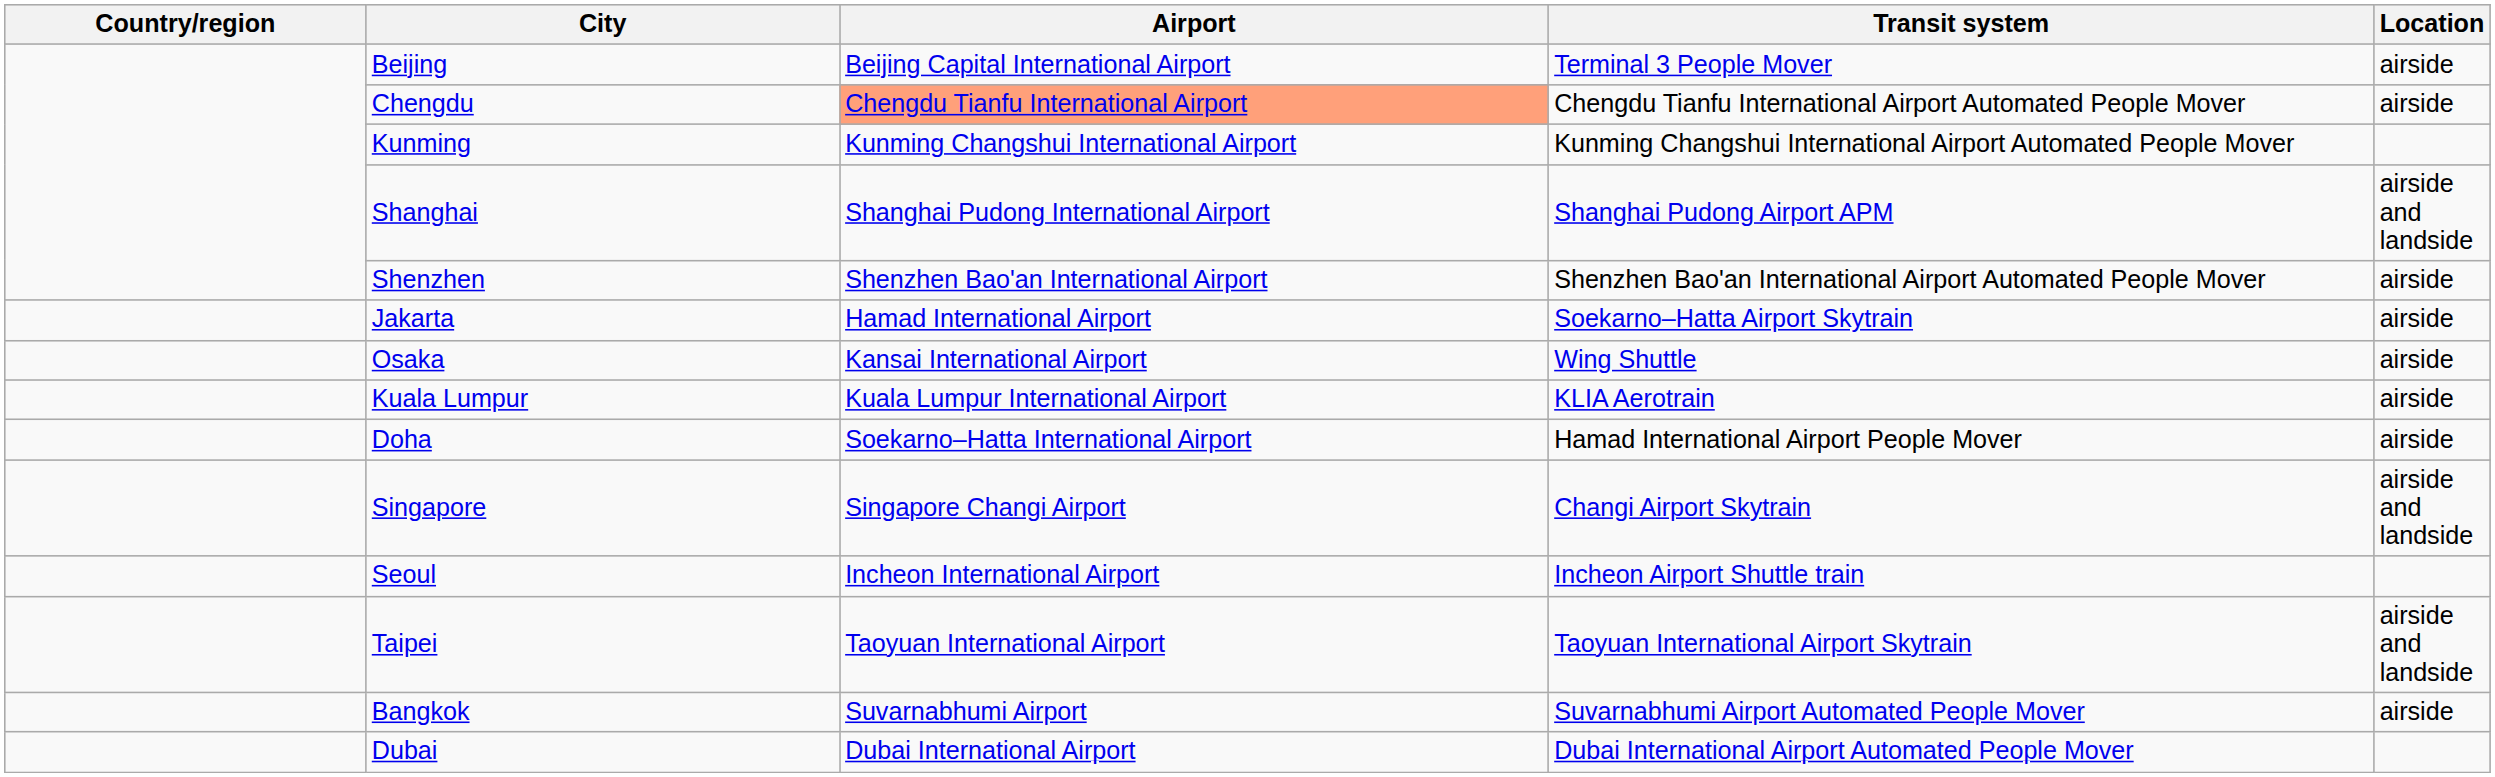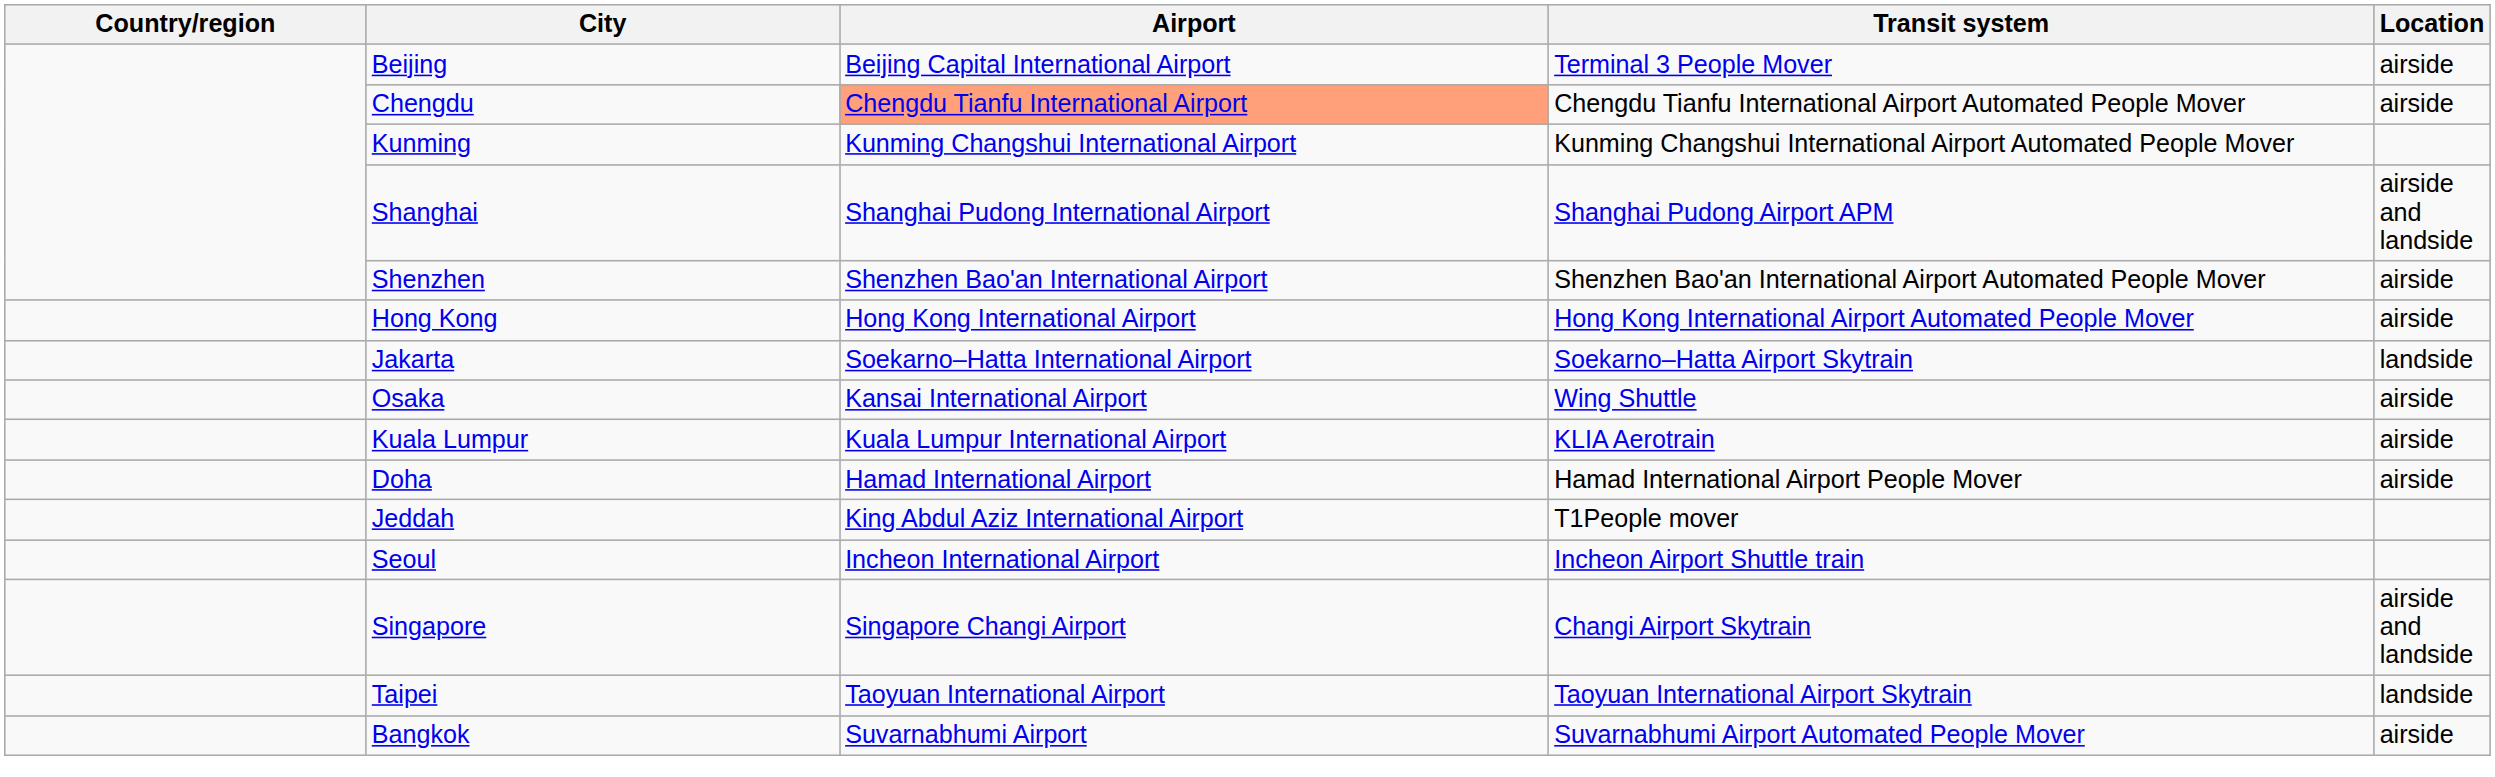+ row: (435, 319)
(998, 319) Hamad International Airport -> (1048, 359) Soekarno–Hatta International Airport
(2417, 319) airside -> (2426, 359) landside
(1048, 439) Soekarno–Hatta International Airport -> (998, 479) Hamad International Airport
+ row: (413, 519)
rows swapped: (429, 507) <-> (404, 575)
(2426, 643) airside and landside -> (2426, 695) landside
- row: (405, 751)
